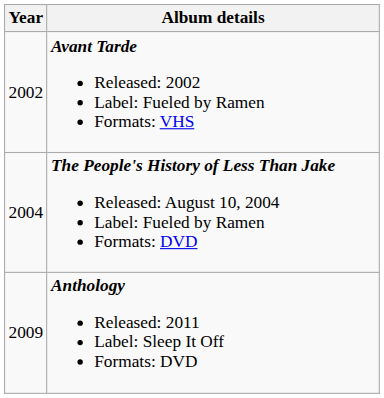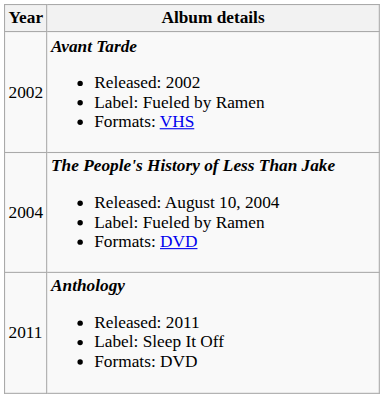(26, 332) 2009 -> (25, 332) 2011
